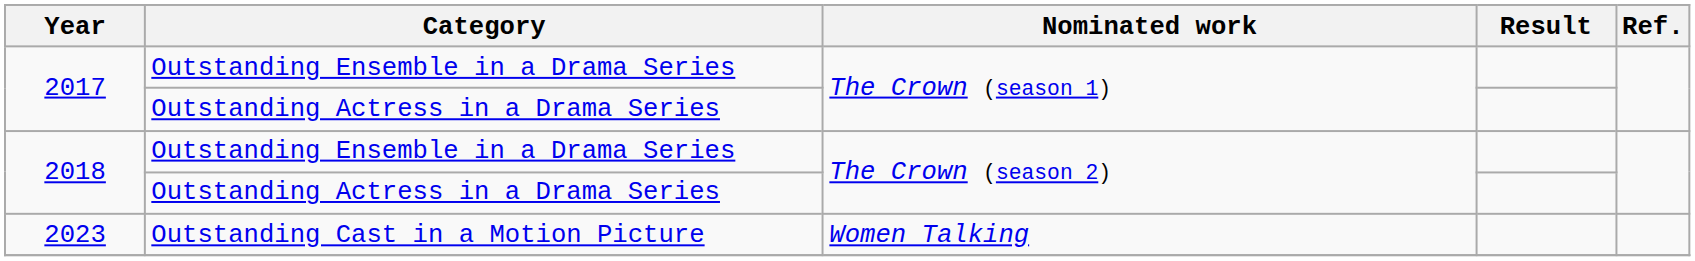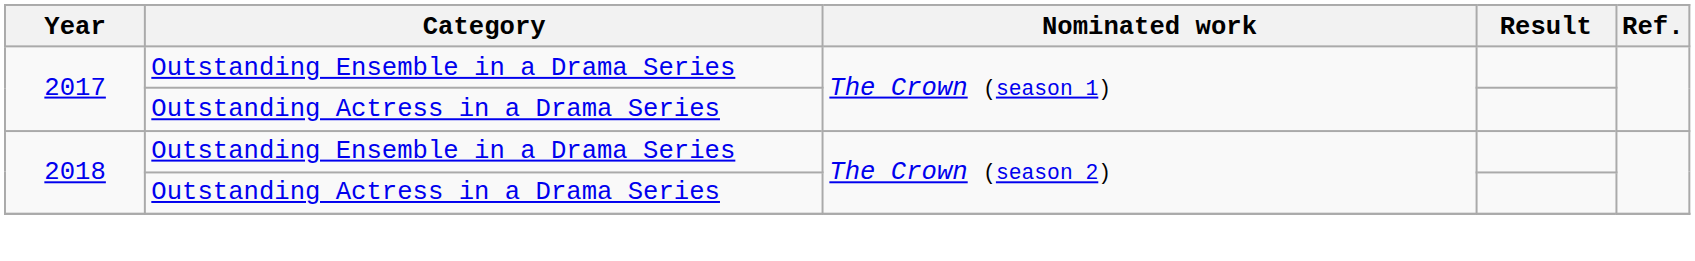- row: (75, 235)
